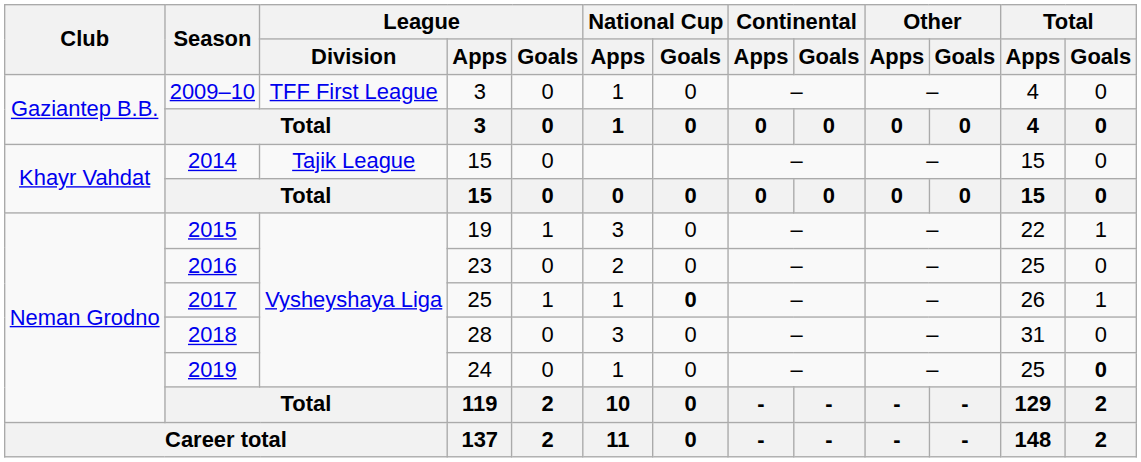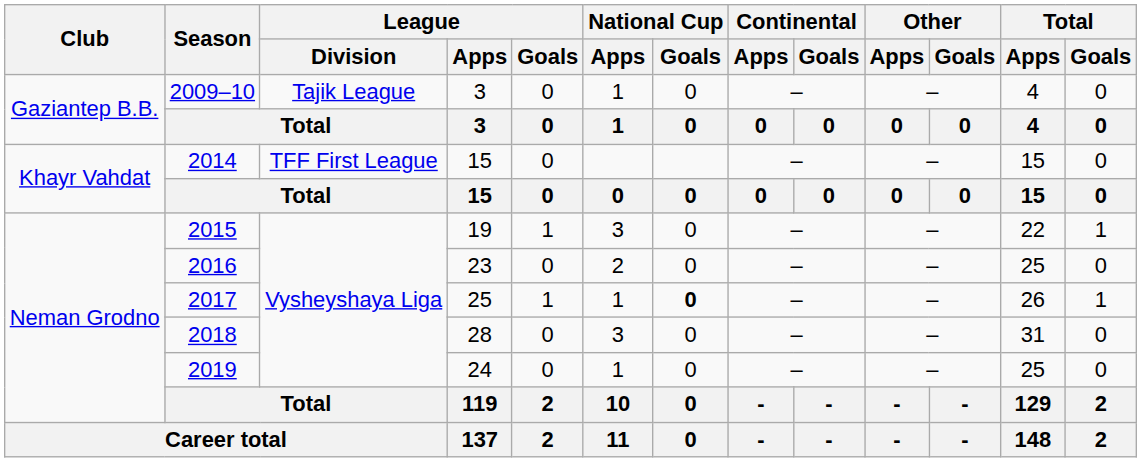(354, 91) TFF First League -> (354, 91) Tajik League
(354, 160) Tajik League -> (354, 160) TFF First League
(1101, 369) bold -> (1101, 369) normal
